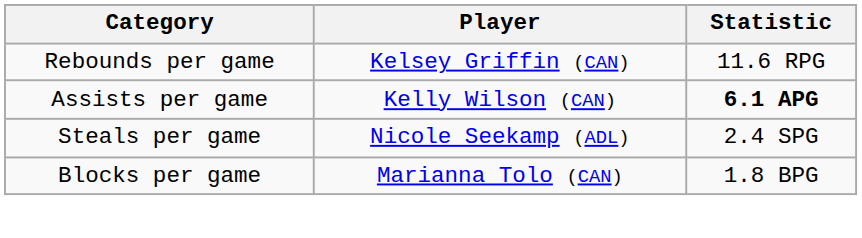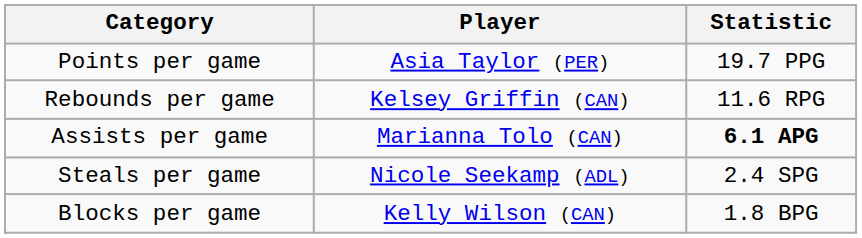+ row: (160, 62)
(500, 99) Kelly Wilson (CAN) -> (500, 137) Marianna Tolo (CAN)
(500, 175) Marianna Tolo (CAN) -> (500, 213) Kelly Wilson (CAN)
